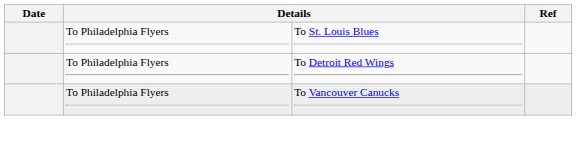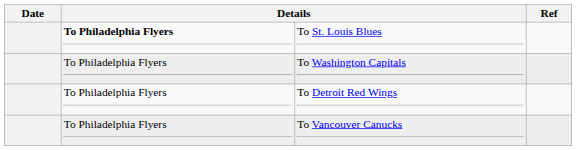(177, 35) normal -> (178, 35) bold
+ row: (410, 66)
